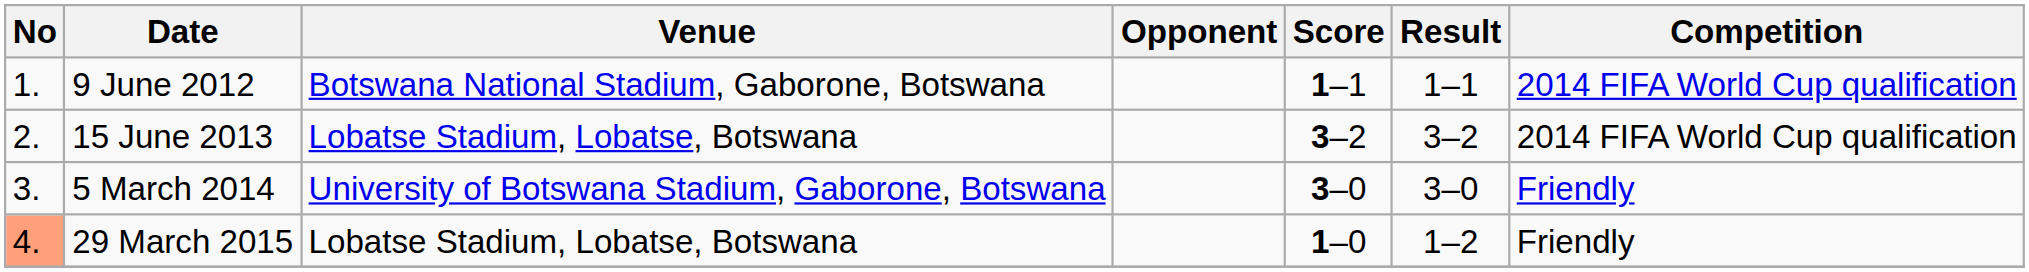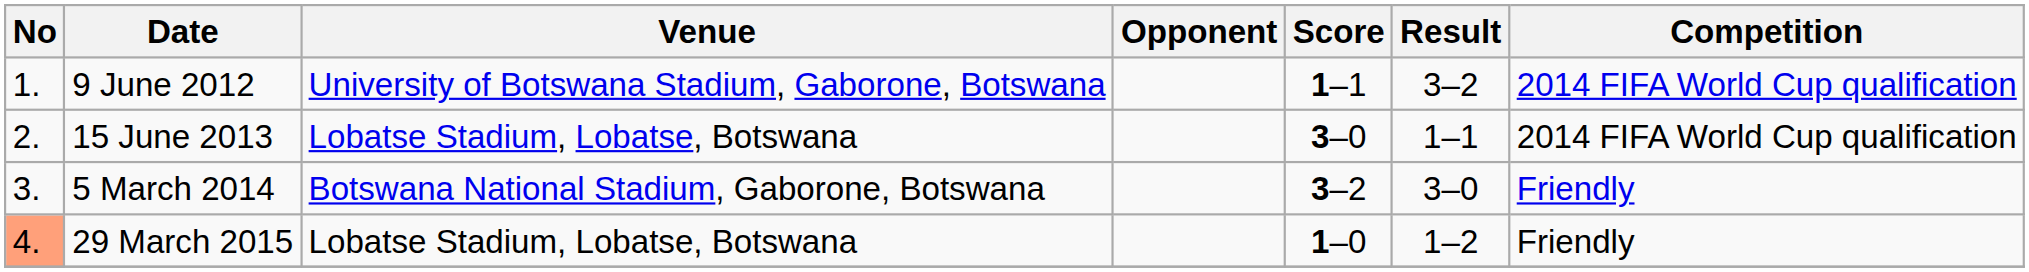(677, 84) Botswana National Stadium, Gaborone, Botswana -> (707, 84) University of Botswana Stadium, Gaborone, Botswana
(1451, 84) 1–1 -> (1451, 84) 3–2
(1339, 136) 3–2 -> (1339, 136) 3–0
(1451, 136) 3–2 -> (1451, 136) 1–1
(707, 189) University of Botswana Stadium, Gaborone, Botswana -> (677, 189) Botswana National Stadium, Gaborone, Botswana
(1339, 189) 3–0 -> (1339, 189) 3–2
